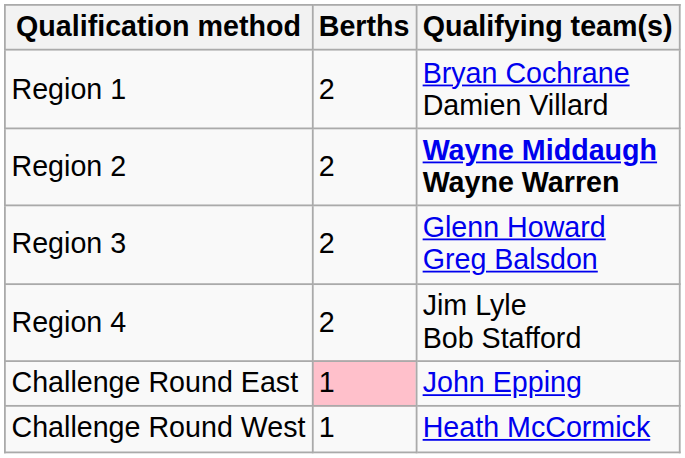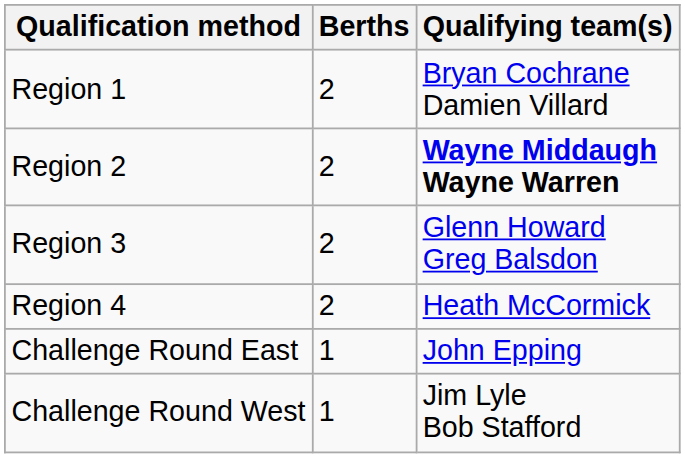(502, 321) Jim Lyle Bob Stafford -> (536, 305) Heath McCormick
(327, 383) pink background -> (327, 350) no background
(536, 428) Heath McCormick -> (502, 412) Jim Lyle Bob Stafford
